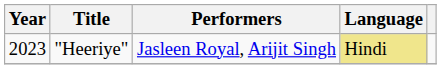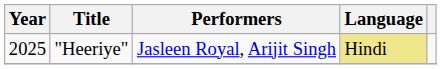(27, 48) 2023 -> (27, 48) 2025
